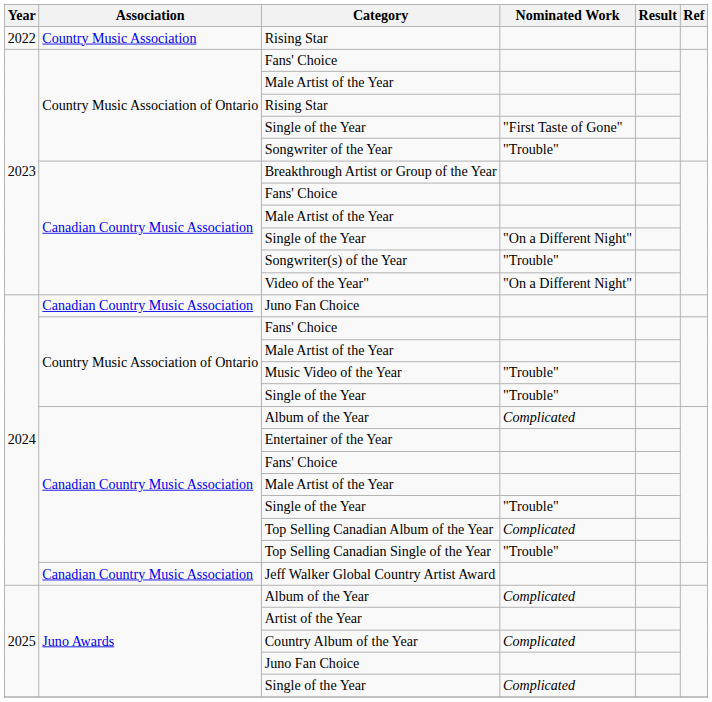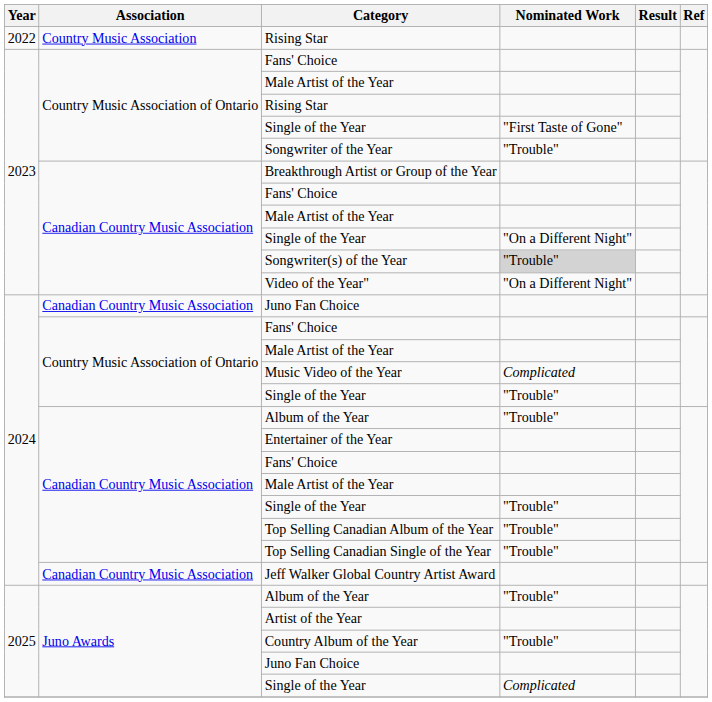(531, 261) no background -> (531, 261) lightgrey background
(531, 372) "Trouble" -> (539, 372) Complicated
(539, 417) Complicated -> (531, 417) "Trouble"
(539, 529) Complicated -> (531, 529) "Trouble"
(539, 596) Complicated -> (531, 596) "Trouble"
(539, 640) Complicated -> (531, 640) "Trouble"
